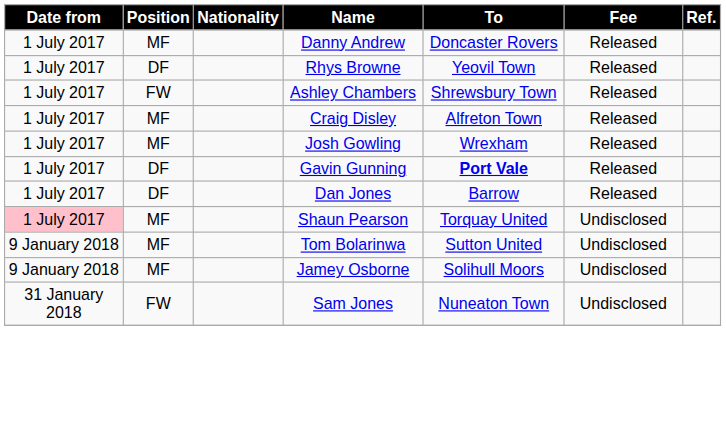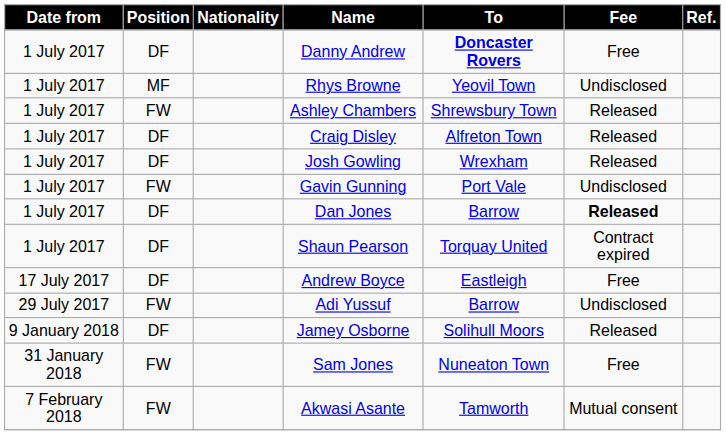(158, 43) MF -> (158, 52) DF
(494, 43) normal -> (494, 52) bold
(623, 43) Released -> (623, 52) Free
(158, 68) DF -> (158, 86) MF
(623, 68) Released -> (623, 86) Undisclosed
(158, 119) MF -> (158, 136) DF
(158, 144) MF -> (158, 162) DF
(158, 169) DF -> (158, 187) FW
(494, 169) bold -> (494, 187) normal
(623, 169) Released -> (623, 187) Undisclosed
(623, 194) normal -> (623, 212) bold
(64, 220) pink background -> (64, 246) no background
(158, 220) MF -> (158, 246) DF
(623, 220) Undisclosed -> (623, 246) Contract expired
+ row: (353, 280)
+ row: (353, 306)
- row: (353, 245)
(158, 270) MF -> (158, 331) DF
(623, 270) Undisclosed -> (623, 331) Released
(623, 304) Undisclosed -> (623, 365) Free
+ row: (353, 408)
